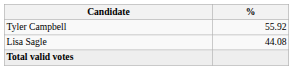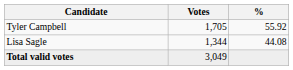+ column: (198, 12)
